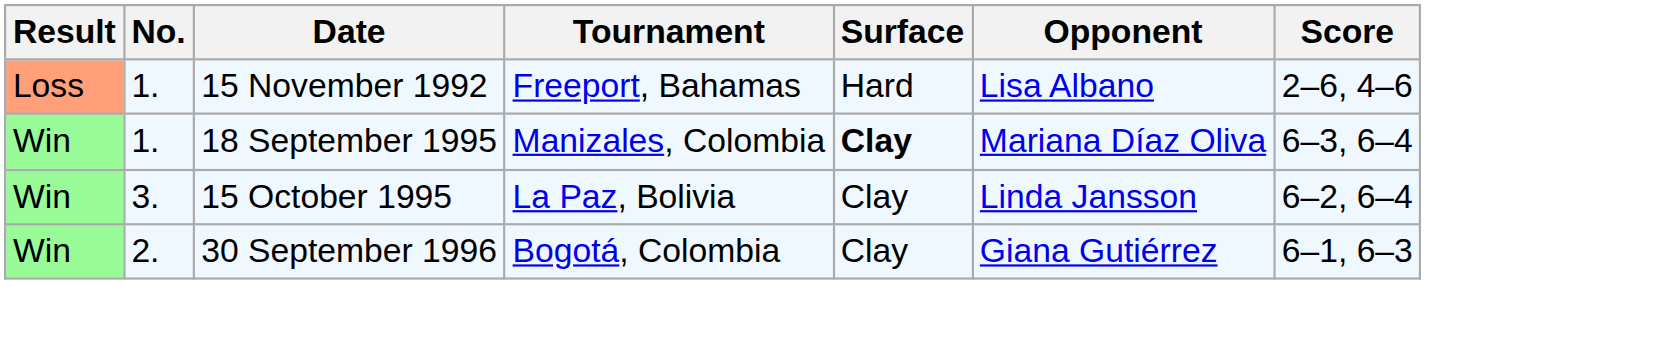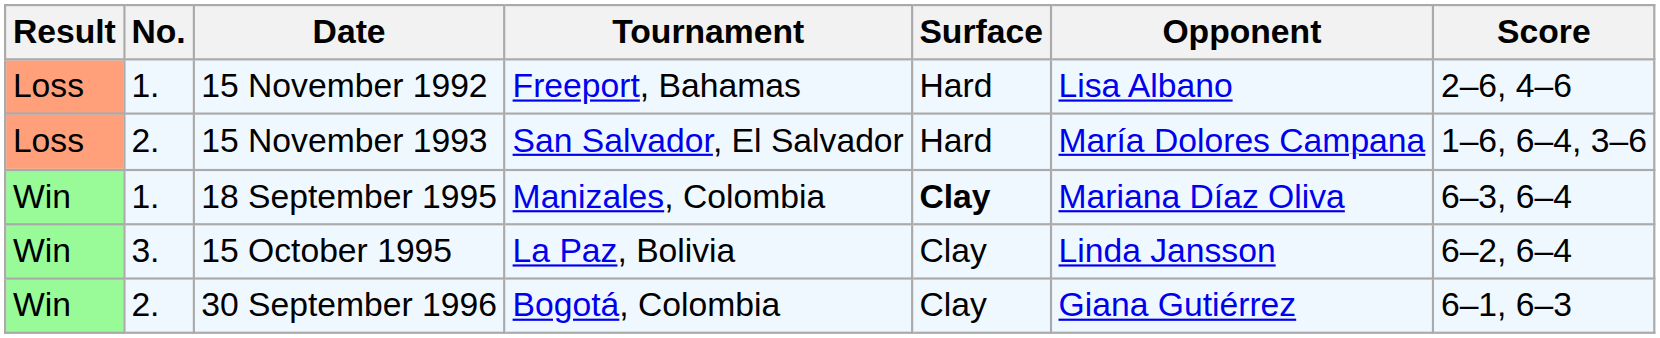+ row: (344, 140)
